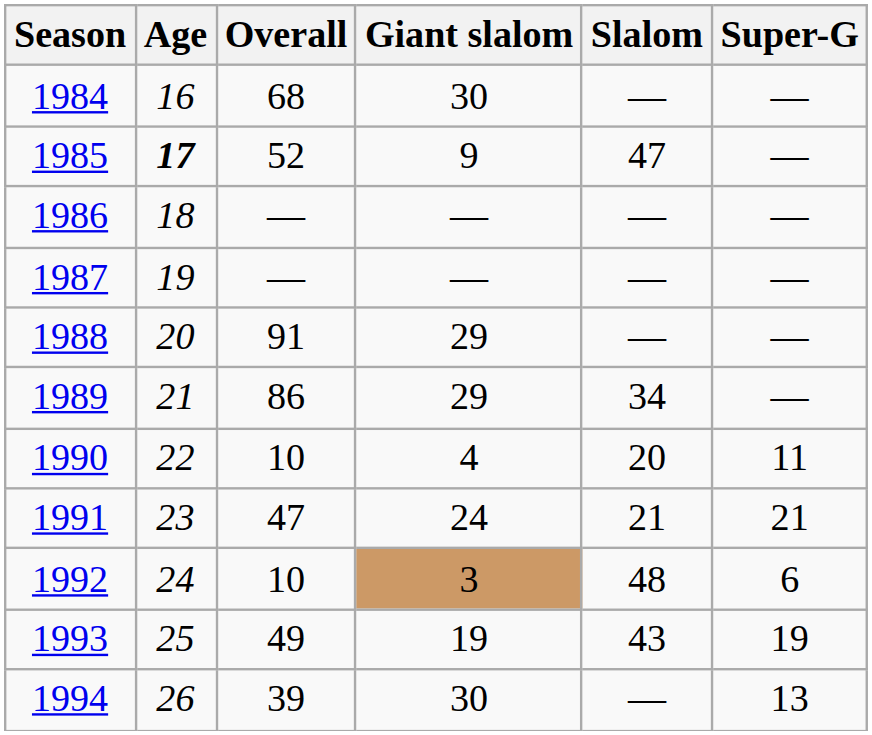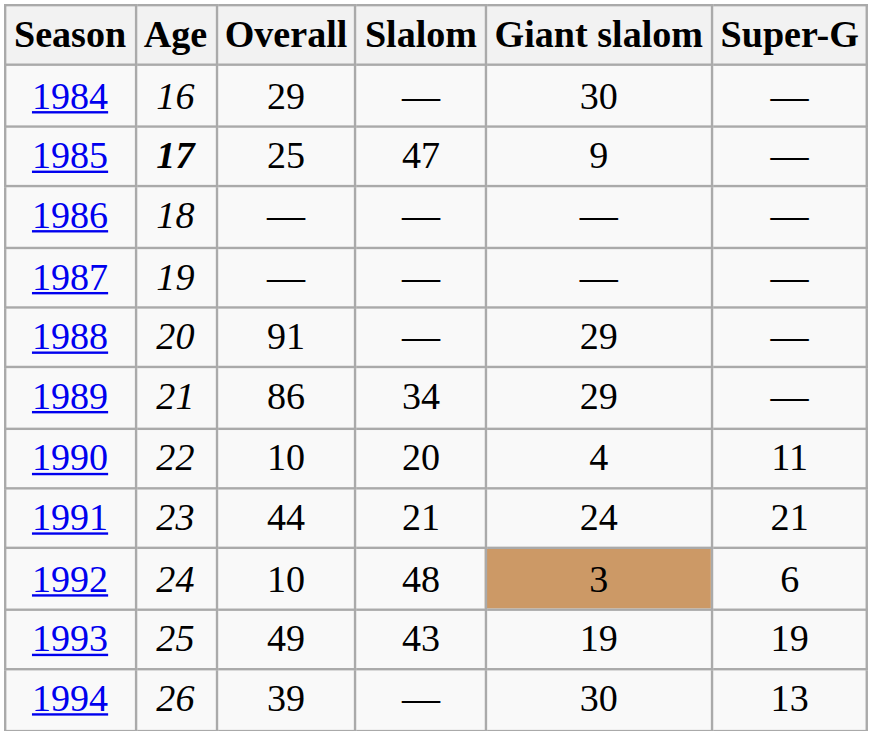columns swapped: (647, 34) <-> (469, 34)
(286, 95) 68 -> (286, 95) 29
(286, 155) 52 -> (286, 155) 25
(286, 517) 47 -> (286, 517) 44
